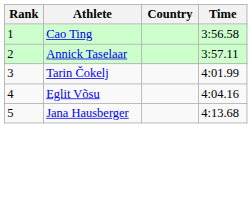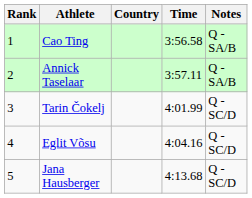+ column: (226, 14)
